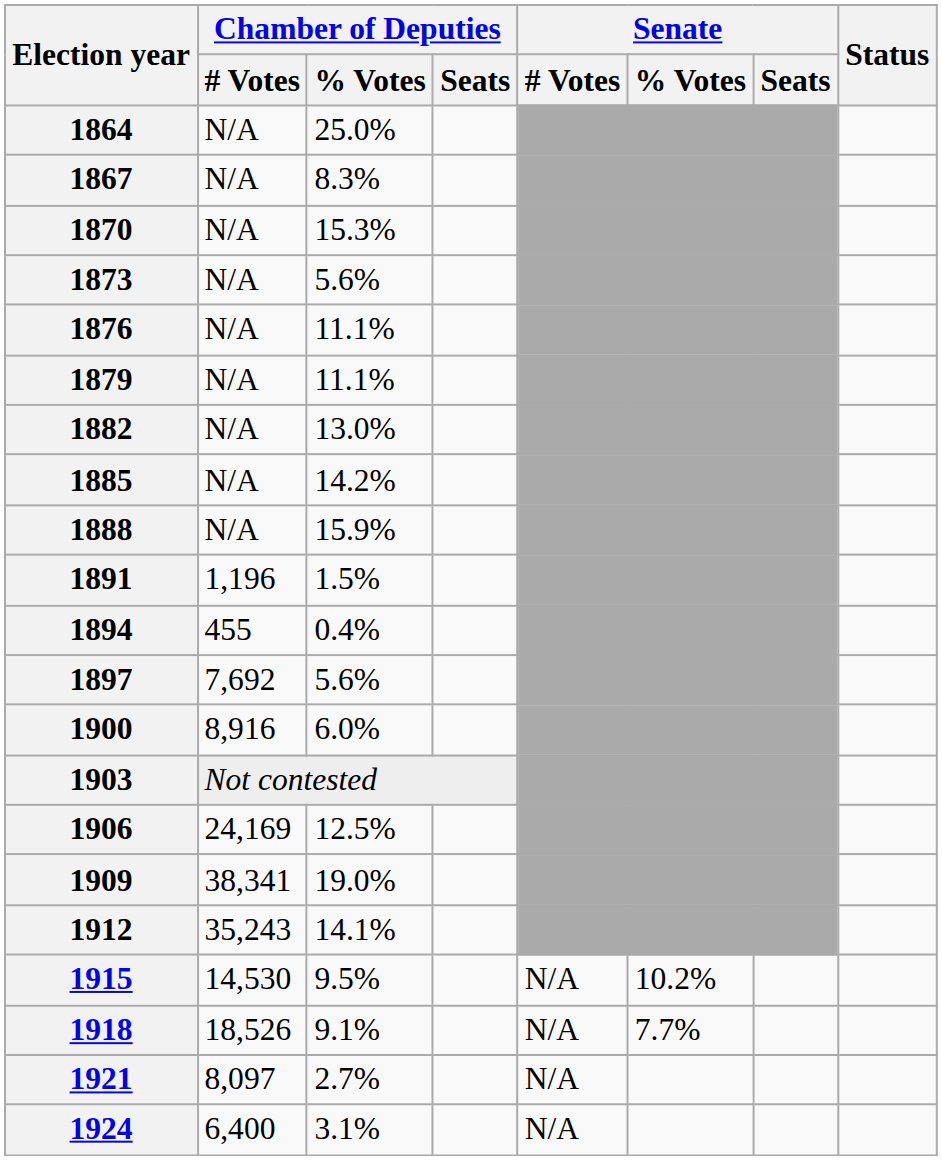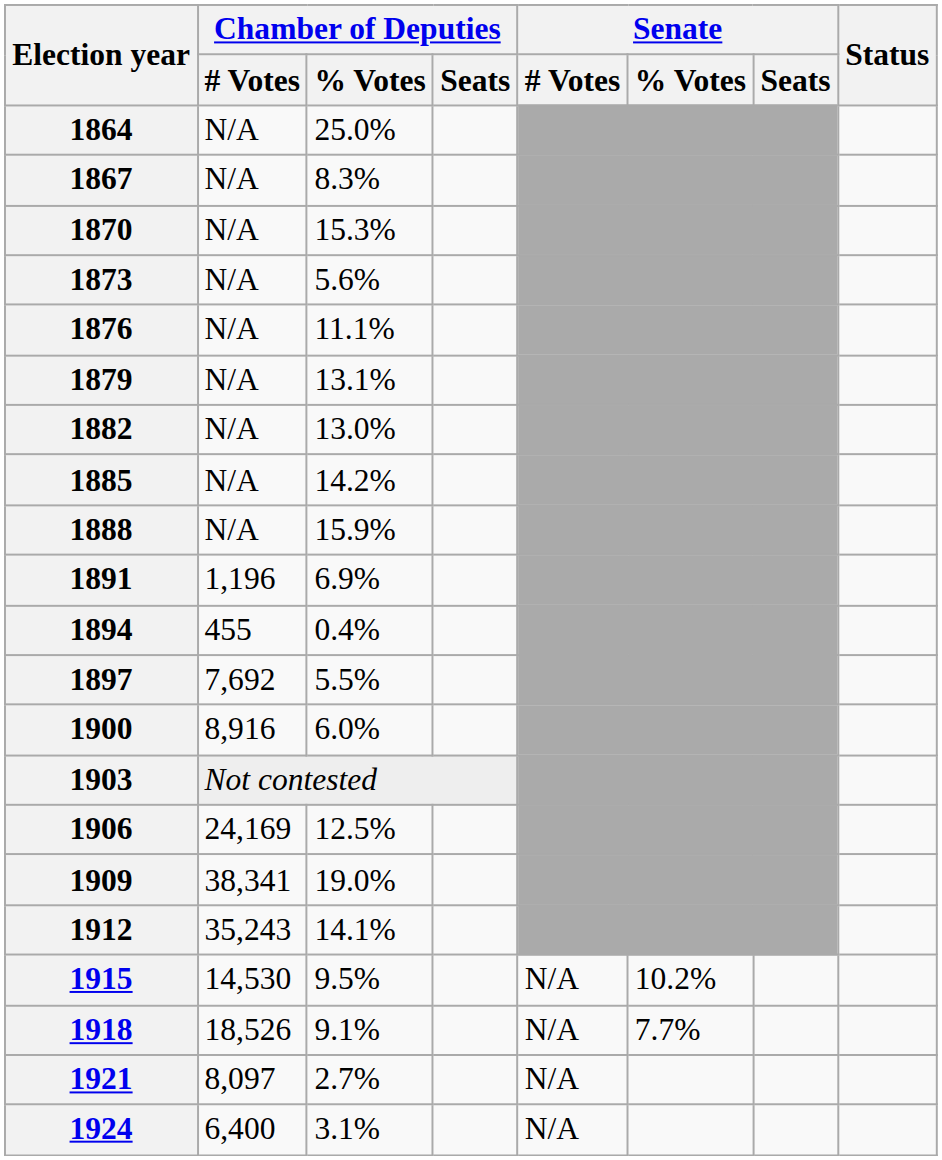(355, 379) 11.1% -> (355, 379) 13.1%
(347, 579) 1.5% -> (347, 579) 6.9%
(347, 679) 5.6% -> (347, 679) 5.5%
